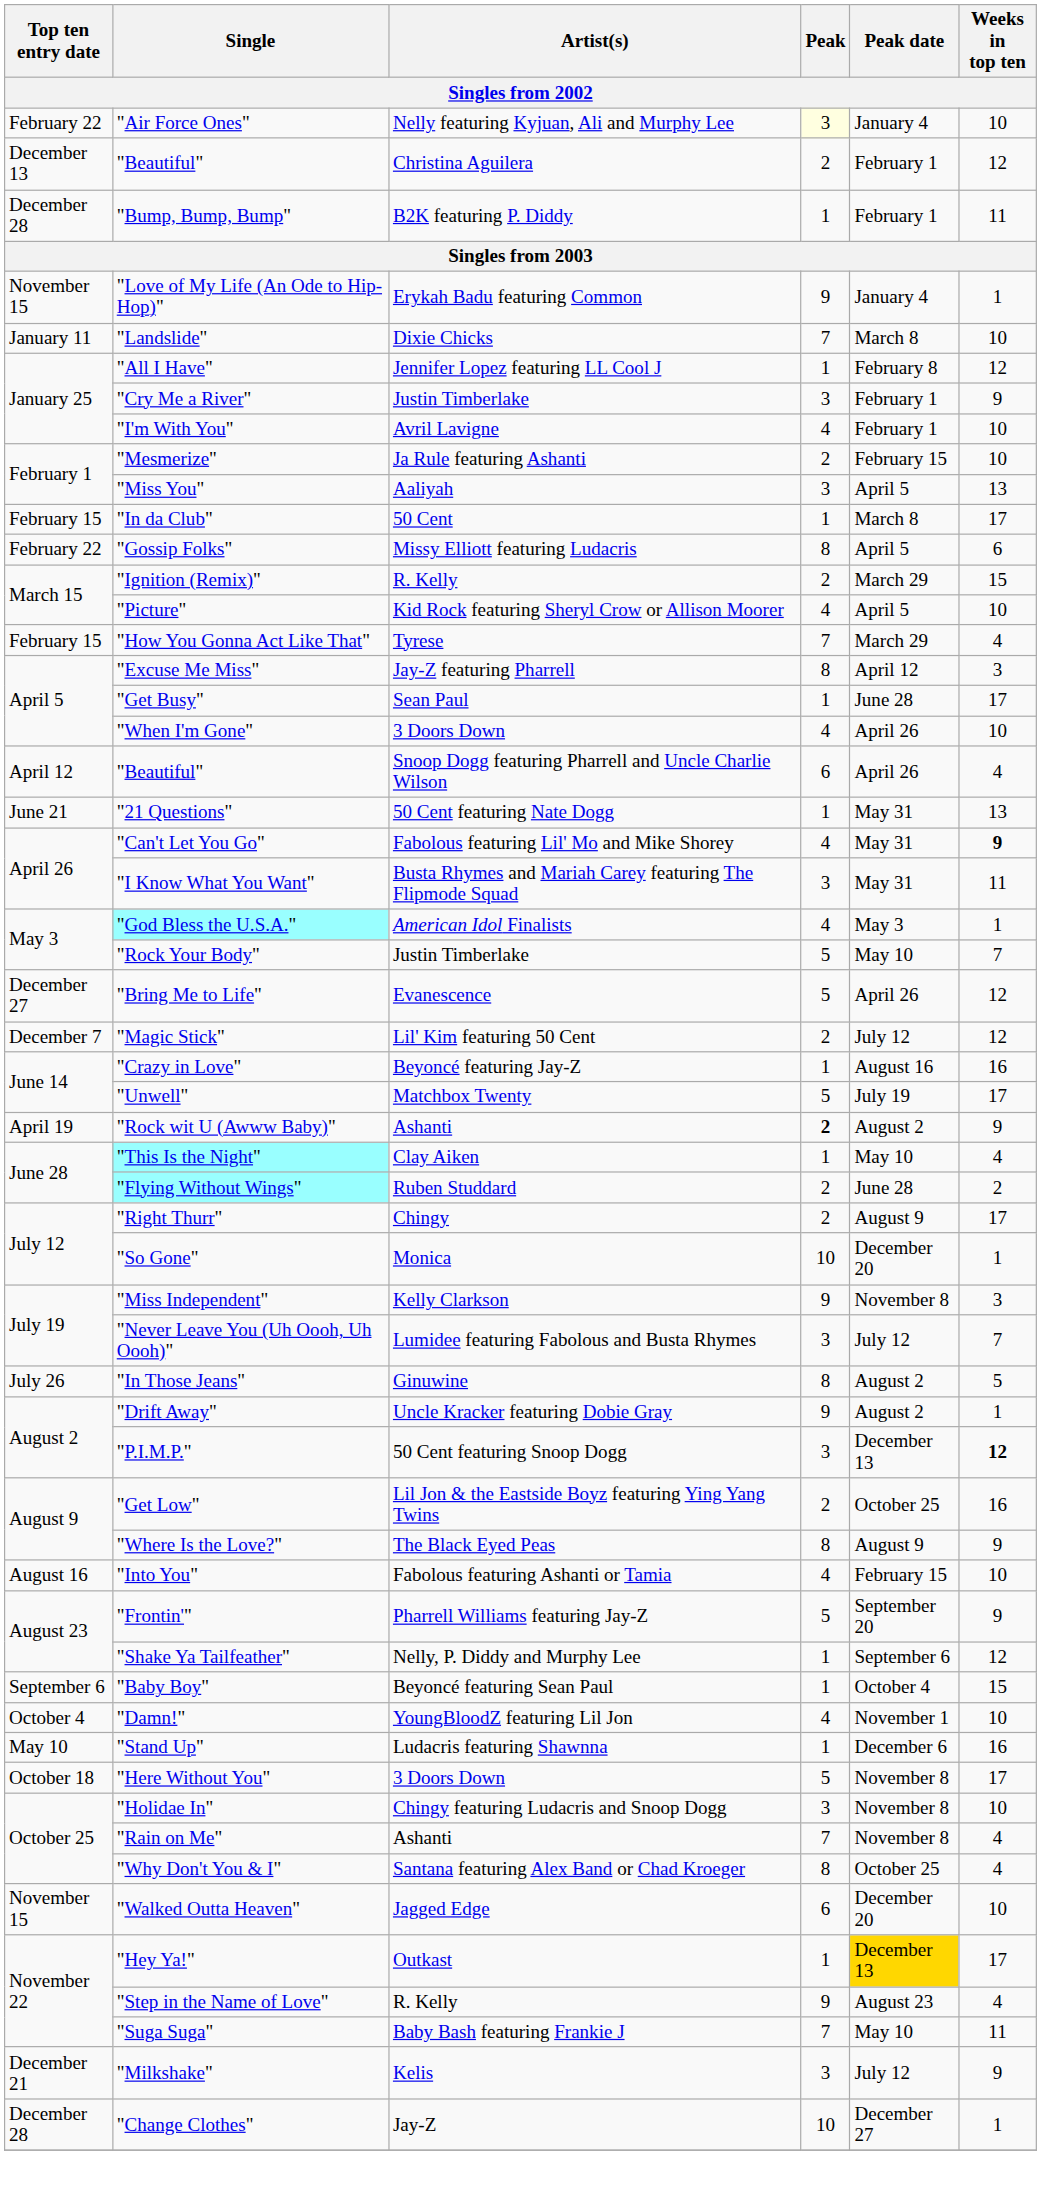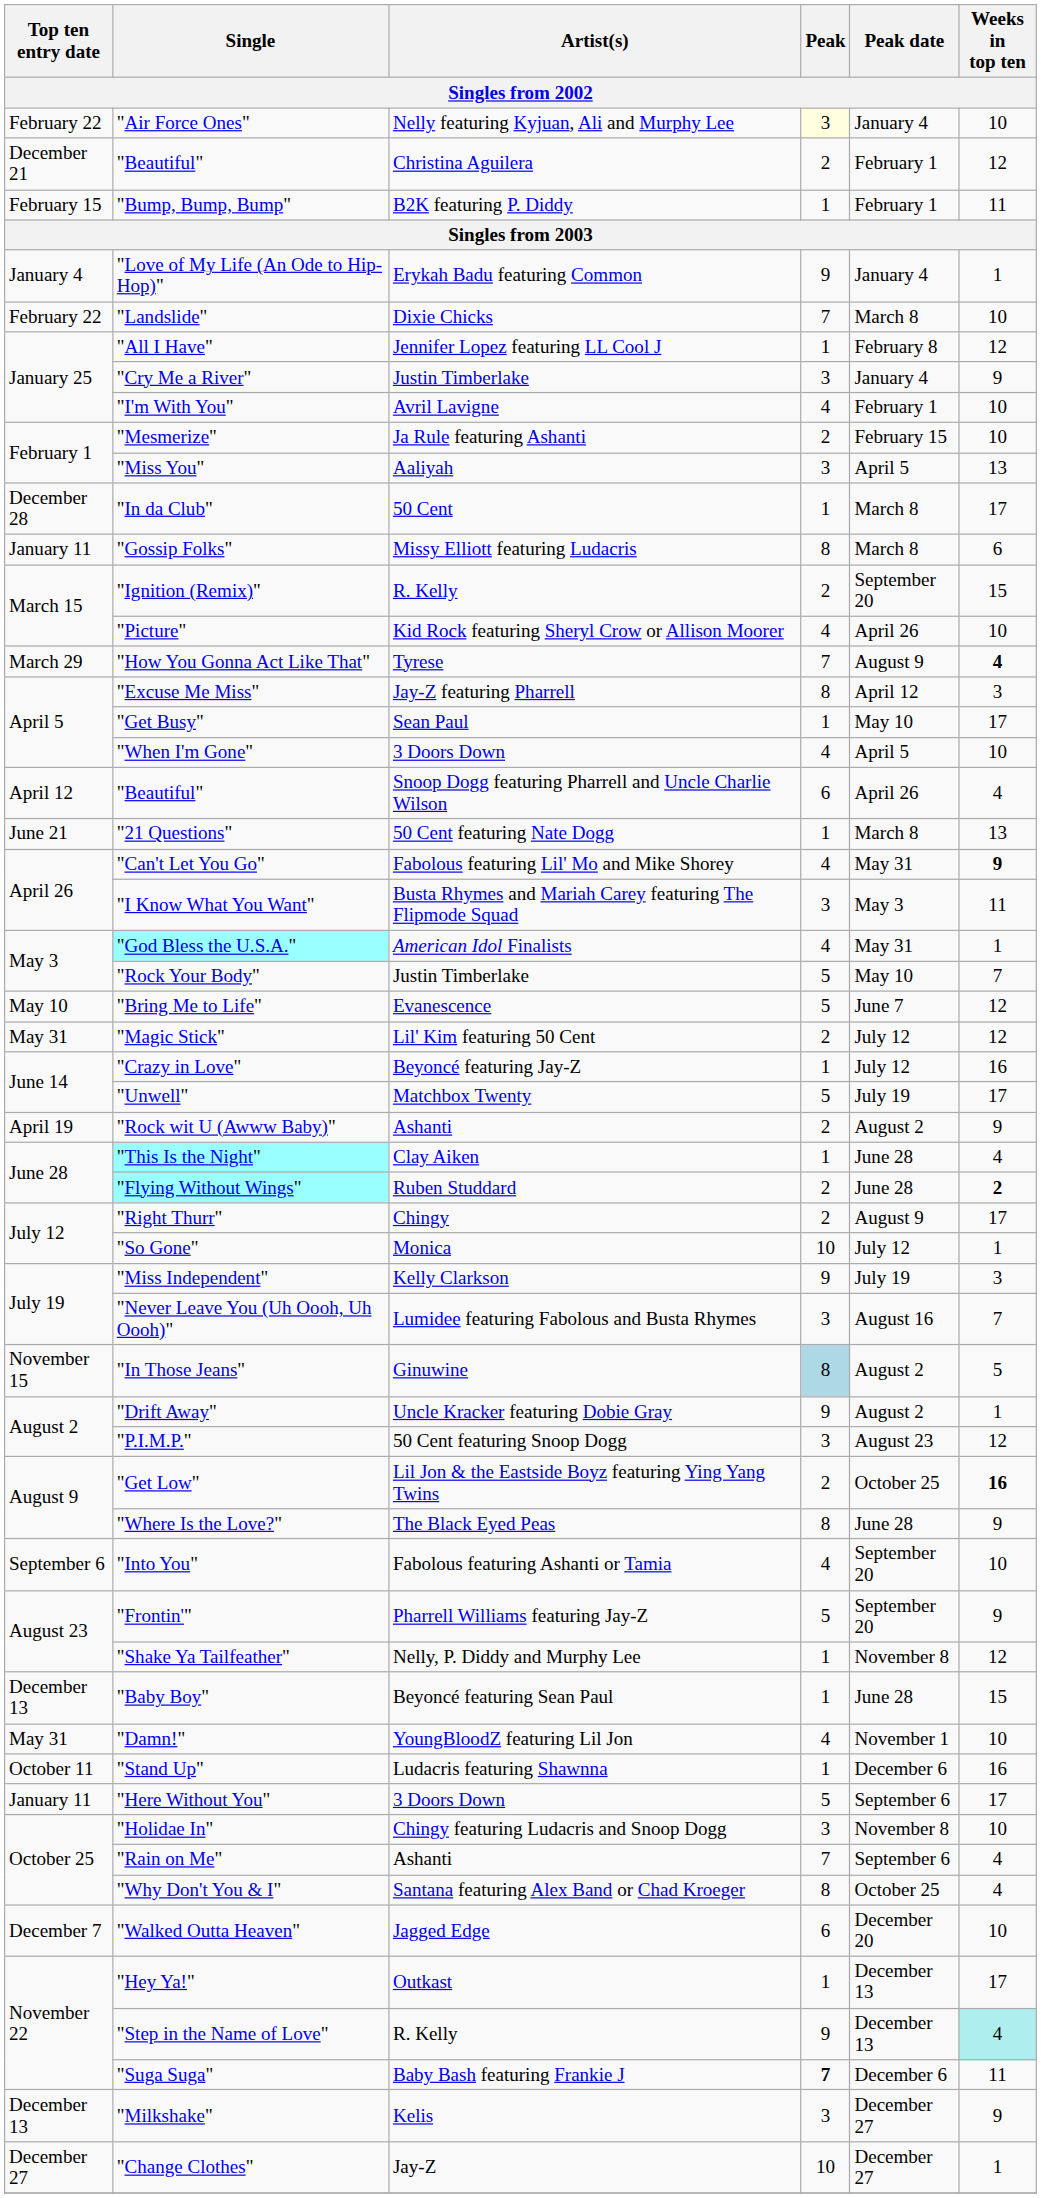(48, 163) December 13 -> (48, 163) December 21
(48, 215) December 28 -> (55, 204) February 15
(49, 297) November 15 -> (46, 275) January 4
(50, 338) January 11 -> (55, 316) February 22
(896, 398) February 1 -> (891, 377) January 4
(55, 519) February 15 -> (48, 508) December 28
(55, 549) February 22 -> (50, 549) January 11
(882, 549) April 5 -> (886, 549) March 8
(891, 579) March 29 -> (895, 590) September 20
(882, 609) April 5 -> (886, 631) April 26
(55, 640) February 15 -> (46, 661) March 29
(891, 640) March 29 -> (889, 661) August 9
(997, 640) normal -> (997, 661) bold
(884, 700) June 28 -> (884, 721) May 10
(886, 730) April 26 -> (882, 752) April 5
(884, 812) May 31 -> (886, 833) March 8
(884, 883) May 31 -> (879, 904) May 3
(879, 924) May 3 -> (884, 945) May 31
(48, 995) December 27 -> (38, 1006) May 10
(886, 995) April 26 -> (879, 1006) June 7
(55, 1036) December 7 -> (38, 1036) May 31
(894, 1066) August 16 -> (882, 1066) July 12
(826, 1127) bold -> (826, 1127) normal
(884, 1157) May 10 -> (884, 1157) June 28
(997, 1187) normal -> (997, 1187) bold
(894, 1258) December 20 -> (882, 1247) July 12
(902, 1299) November 8 -> (882, 1278) July 19
(882, 1340) July 12 -> (894, 1318) August 16
(37, 1381) July 26 -> (49, 1370) November 15
(826, 1381) no background -> (826, 1370) lightblue background
(894, 1452) December 13 -> (894, 1441) August 23
(997, 1452) bold -> (997, 1441) normal
(997, 1503) normal -> (997, 1482) bold
(889, 1544) August 9 -> (884, 1523) June 28
(48, 1575) August 16 -> (57, 1564) September 6
(901, 1575) February 15 -> (895, 1564) September 20
(902, 1656) September 6 -> (902, 1656) November 8
(57, 1687) September 6 -> (48, 1697) December 13
(892, 1687) October 4 -> (884, 1697) June 28
(47, 1717) October 4 -> (38, 1738) May 31
(38, 1747) May 10 -> (51, 1768) October 11
(52, 1777) October 18 -> (50, 1799) January 11
(902, 1777) November 8 -> (902, 1799) September 6
(902, 1838) November 8 -> (902, 1859) September 6
(49, 1909) November 15 -> (55, 1930) December 7
(894, 1960) gold background -> (894, 1982) no background
(894, 2001) August 23 -> (894, 2033) December 13
(997, 2001) no background -> (997, 2033) paleturquoise background
(826, 2031) normal -> (826, 2074) bold
(884, 2031) May 10 -> (901, 2074) December 6
(48, 2072) December 21 -> (48, 2115) December 13
(882, 2072) July 12 -> (894, 2115) December 27
(48, 2124) December 28 -> (48, 2167) December 27
